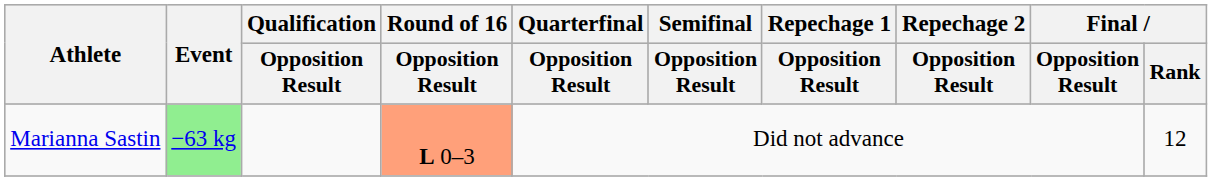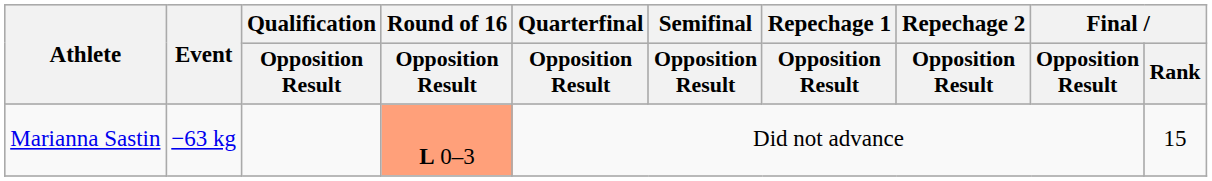(204, 140) lightgreen background -> (204, 140) no background
(1175, 140) 12 -> (1175, 140) 15
